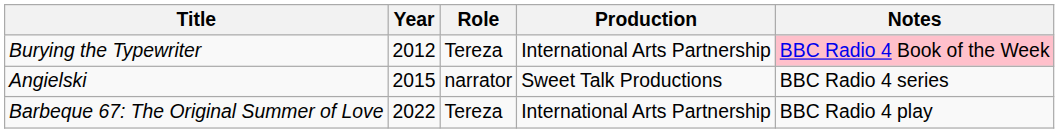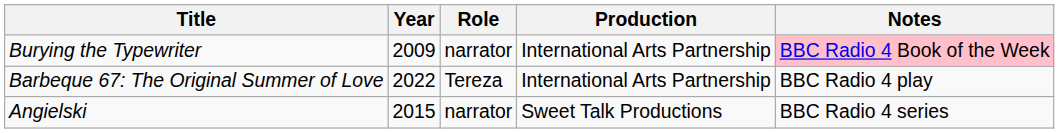(414, 50) 2012 -> (414, 50) 2009
(474, 50) Tereza -> (478, 50) narrator
rows swapped: (48, 81) <-> (196, 111)
